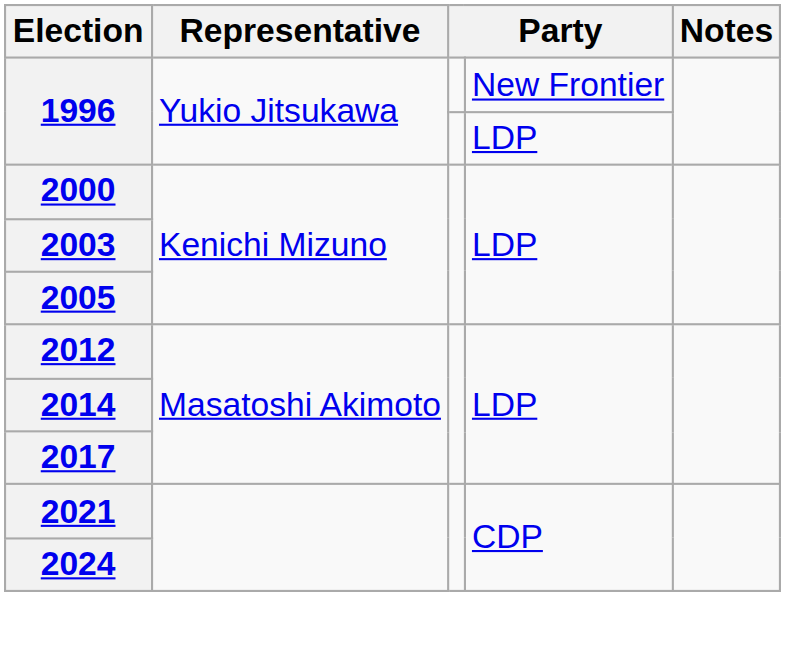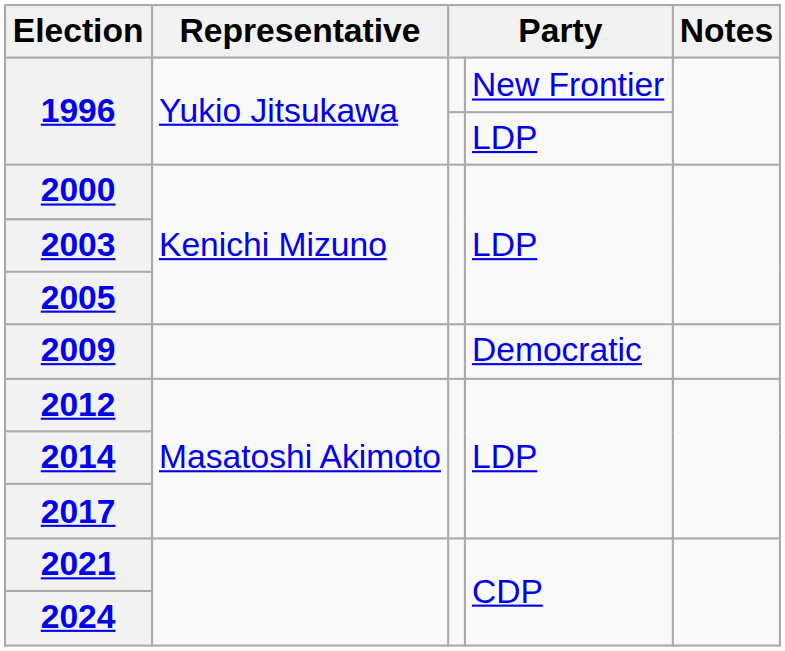+ row: (78, 350)
